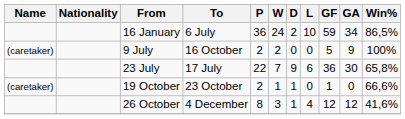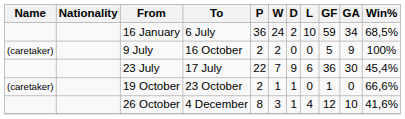(382, 31) 86,5% -> (382, 31) 68,5%
(382, 68) 65,8% -> (382, 68) 45,4%
(351, 104) 12 -> (351, 104) 10
